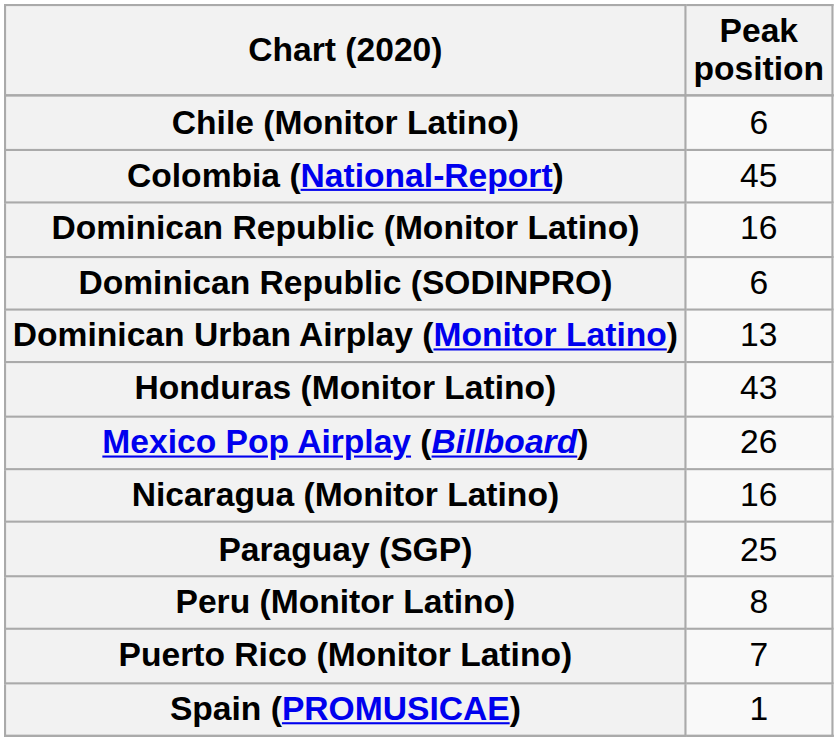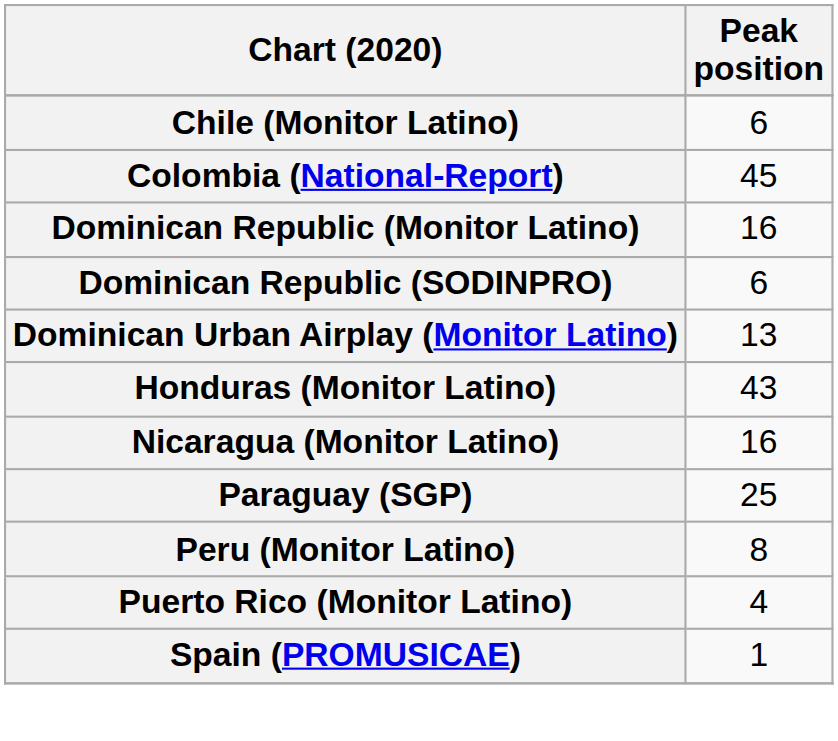- row: (345, 441)
(759, 655) 7 -> (759, 601) 4
